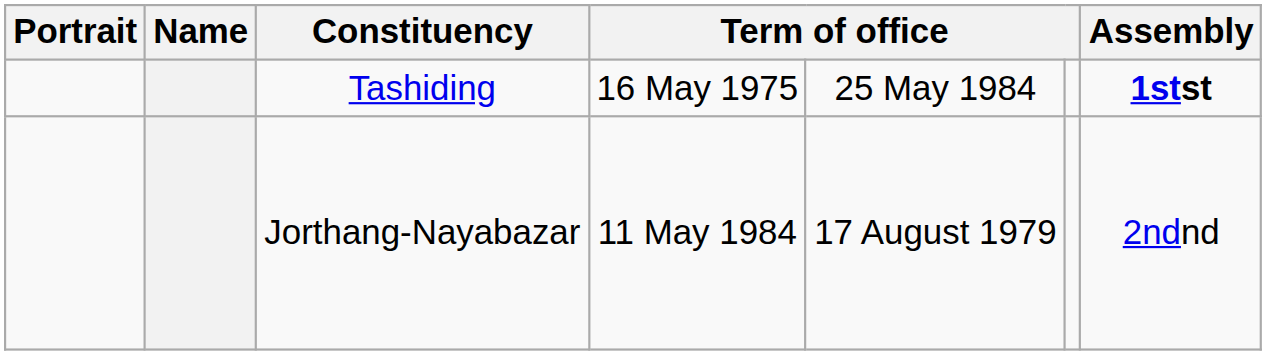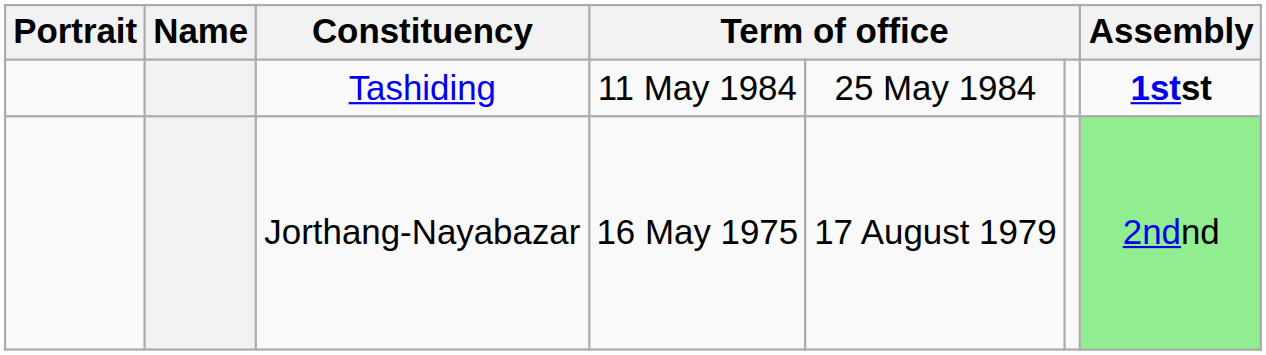(697, 87) 16 May 1975 -> (697, 87) 11 May 1984
(697, 232) 11 May 1984 -> (697, 232) 16 May 1975
(1171, 232) no background -> (1171, 232) lightgreen background
